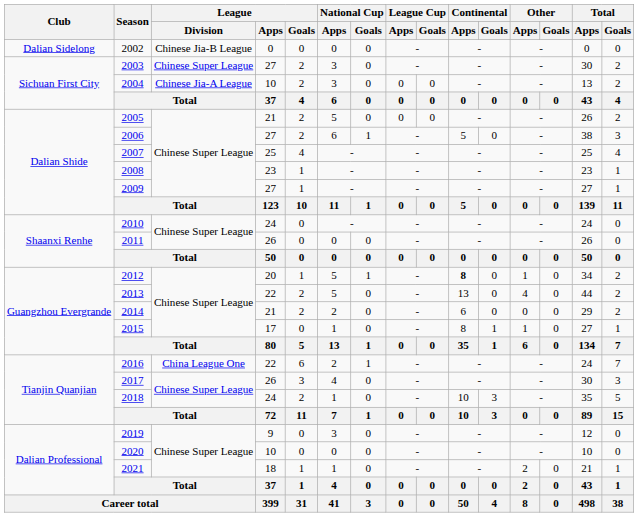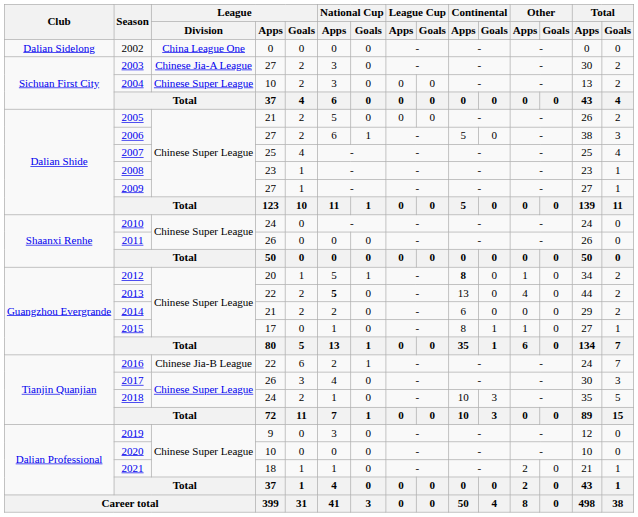(204, 48) Chinese Jia-B League -> (204, 48) China League One
(204, 65) Chinese Super League -> (204, 65) Chinese Jia-A League
(204, 83) Chinese Jia-A League -> (204, 83) Chinese Super League
(334, 293) normal -> (334, 293) bold
(204, 363) China League One -> (204, 363) Chinese Jia-B League
